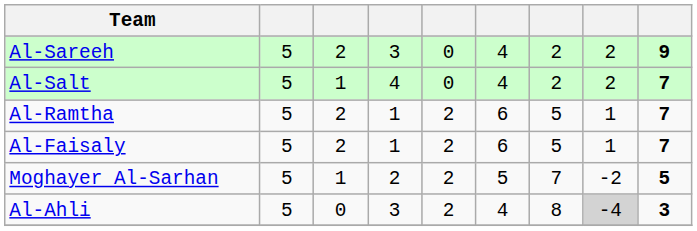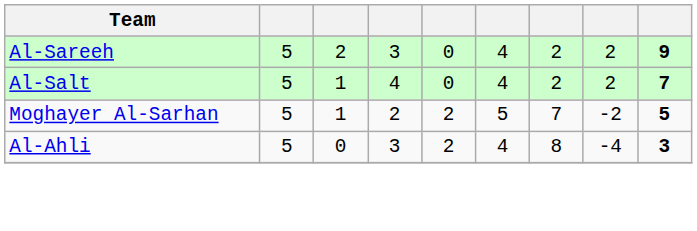- row: (62, 115)
- row: (67, 147)
(610, 210) lightgrey background -> (610, 147) no background
